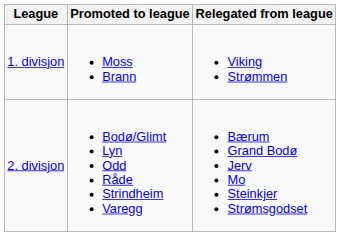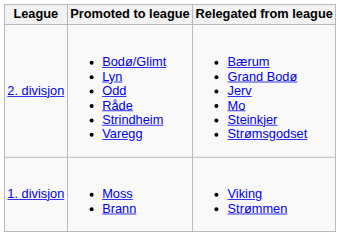rows swapped: (36, 62) <-> (36, 165)
